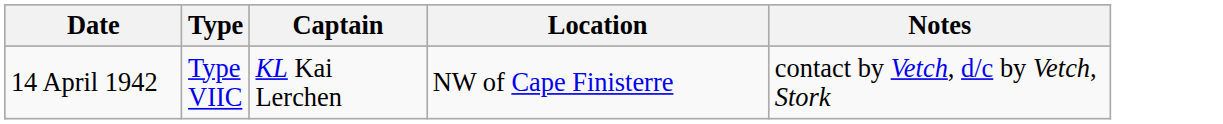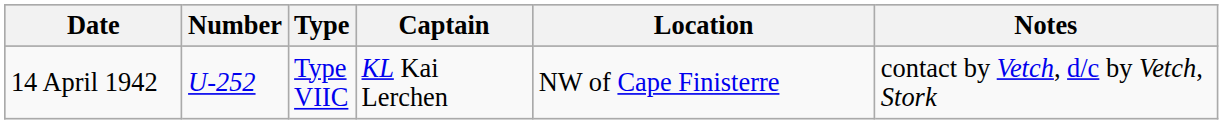+ column: (235, 25)
